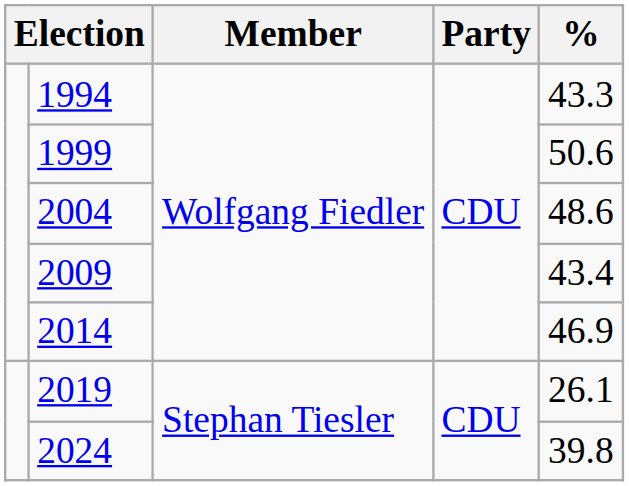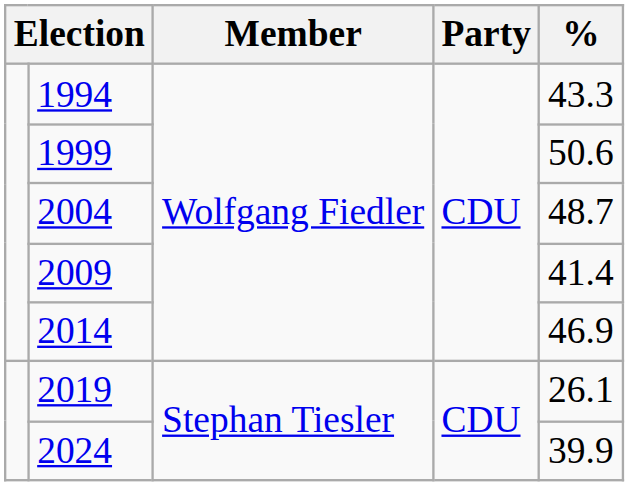(581, 212) 48.6 -> (581, 212) 48.7
(581, 271) 43.4 -> (581, 271) 41.4
(581, 449) 39.8 -> (581, 449) 39.9
